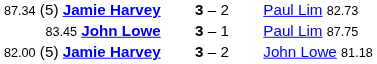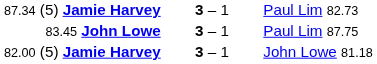(212, 10) 3 – 2 -> (212, 10) 3 – 1
(212, 52) 3 – 2 -> (212, 52) 3 – 1
